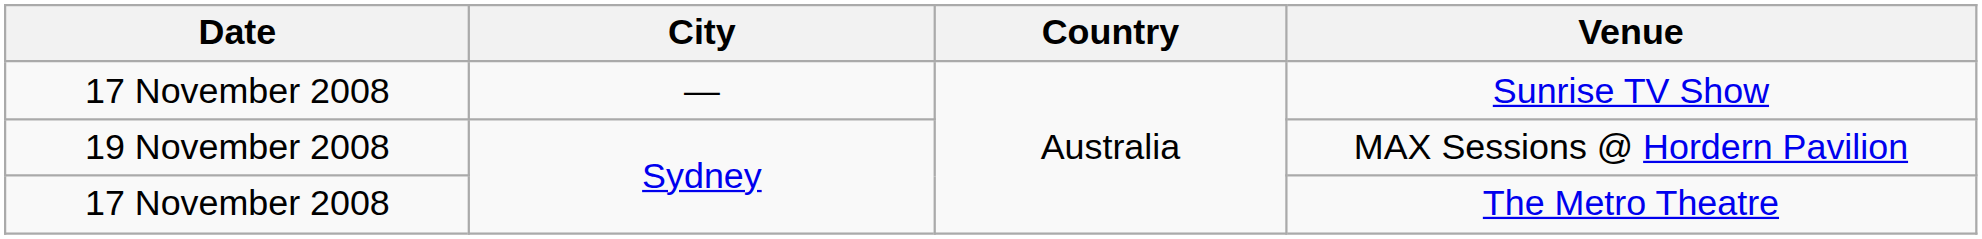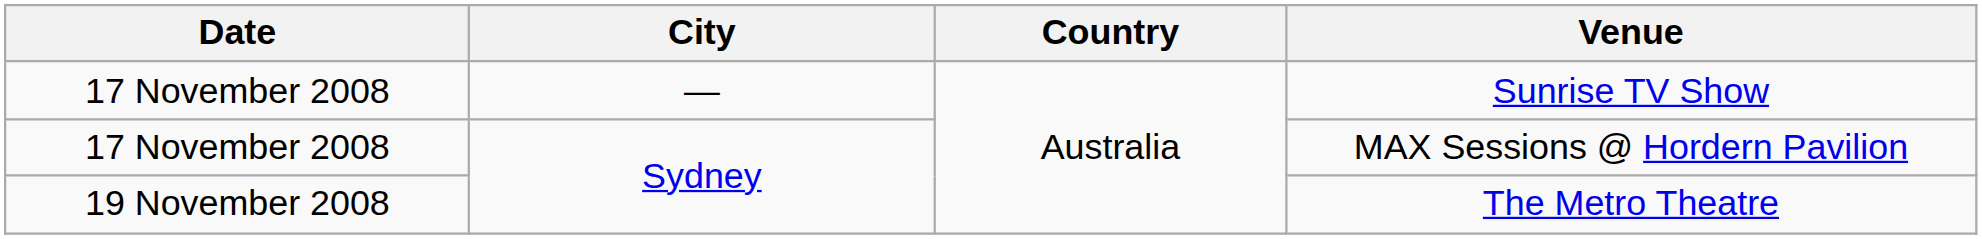(237, 146) 19 November 2008 -> (237, 146) 17 November 2008
(237, 203) 17 November 2008 -> (237, 203) 19 November 2008
